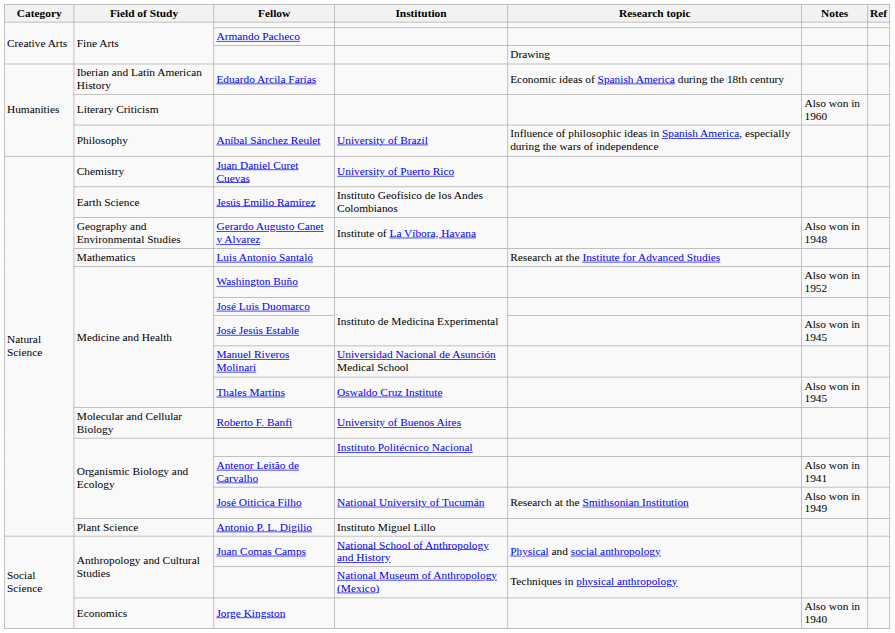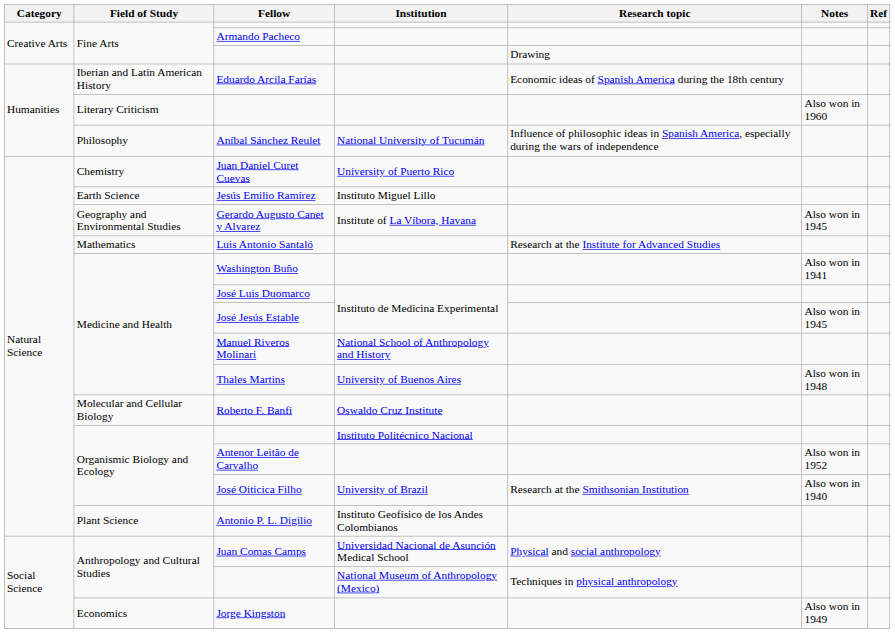(383, 140) University of Brazil -> (411, 140) National University of Tucumán
(410, 202) Instituto Geofísico de los Andes Colombianos -> (386, 195) Instituto Miguel Lillo
(832, 233) Also won in 1948 -> (832, 220) Also won in 1945
(832, 281) Also won in 1952 -> (832, 269) Also won in 1941
(416, 361) Universidad Nacional de Asunción Medical School -> (413, 348) National School of Anthropology and History
(390, 392) Oswaldo Cruz Institute -> (399, 379) University of Buenos Aires
(832, 392) Also won in 1945 -> (832, 379) Also won in 1948
(399, 423) University of Buenos Aires -> (390, 410) Oswaldo Cruz Institute
(832, 471) Also won in 1941 -> (832, 459) Also won in 1952
(411, 502) National University of Tucumán -> (383, 490) University of Brazil
(832, 502) Also won in 1949 -> (832, 490) Also won in 1940
(386, 527) Instituto Miguel Lillo -> (410, 520) Instituto Geofísico de los Andes Colombianos
(413, 551) National School of Anthropology and History -> (416, 551) Universidad Nacional de Asunción Medical School
(832, 613) Also won in 1940 -> (832, 613) Also won in 1949
